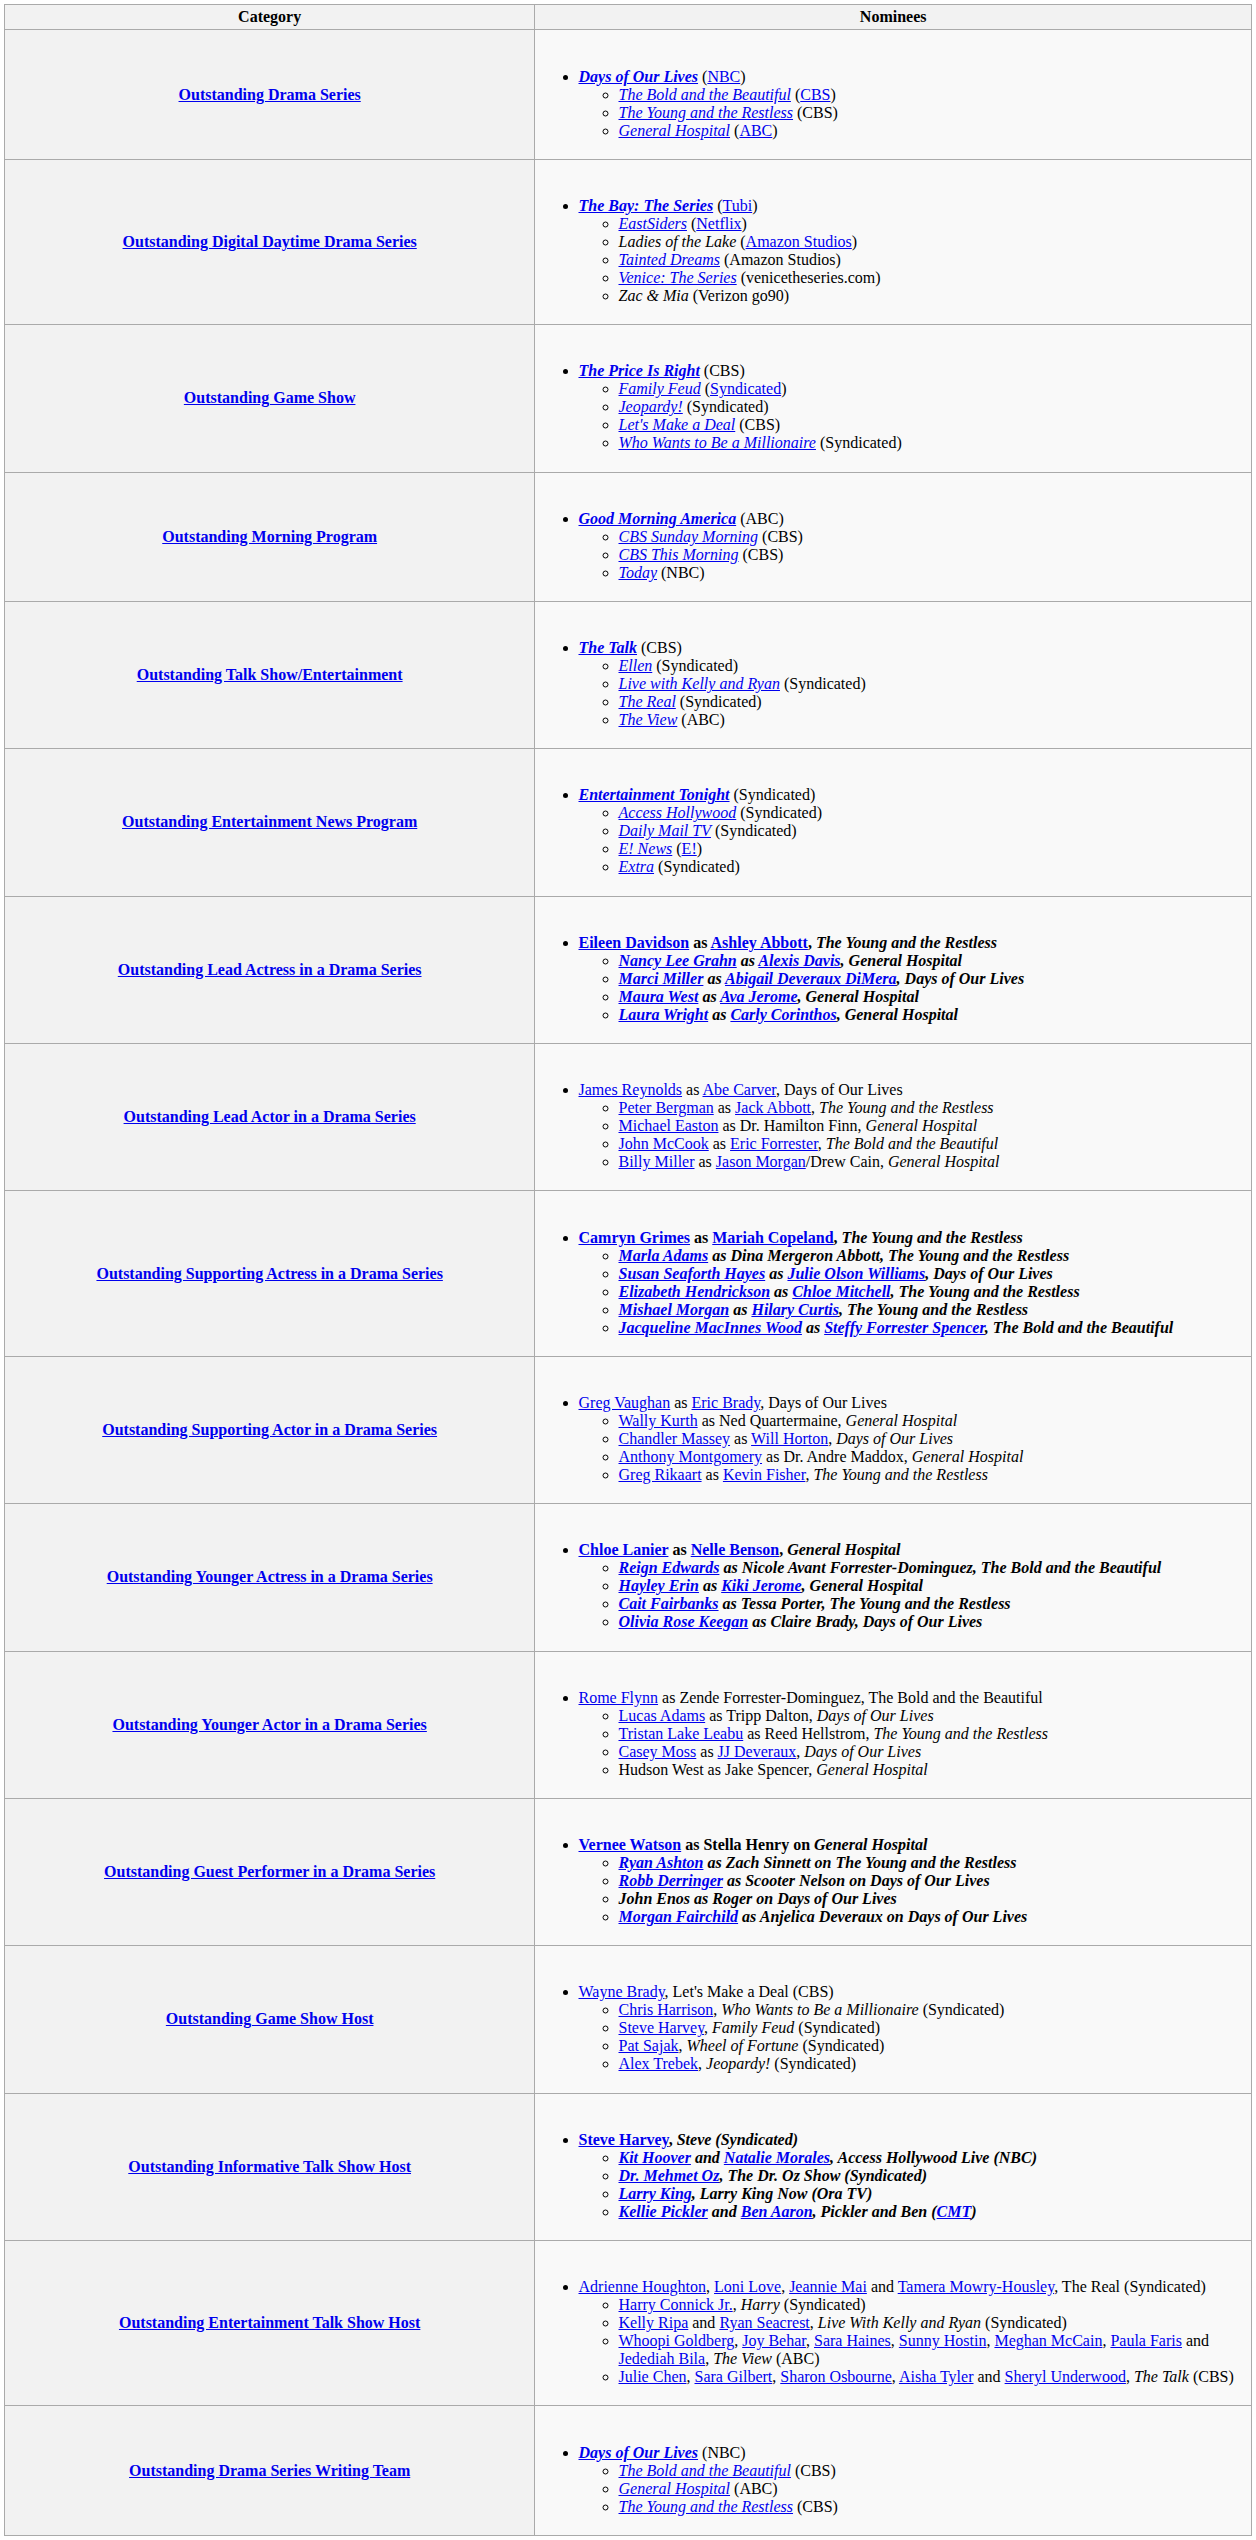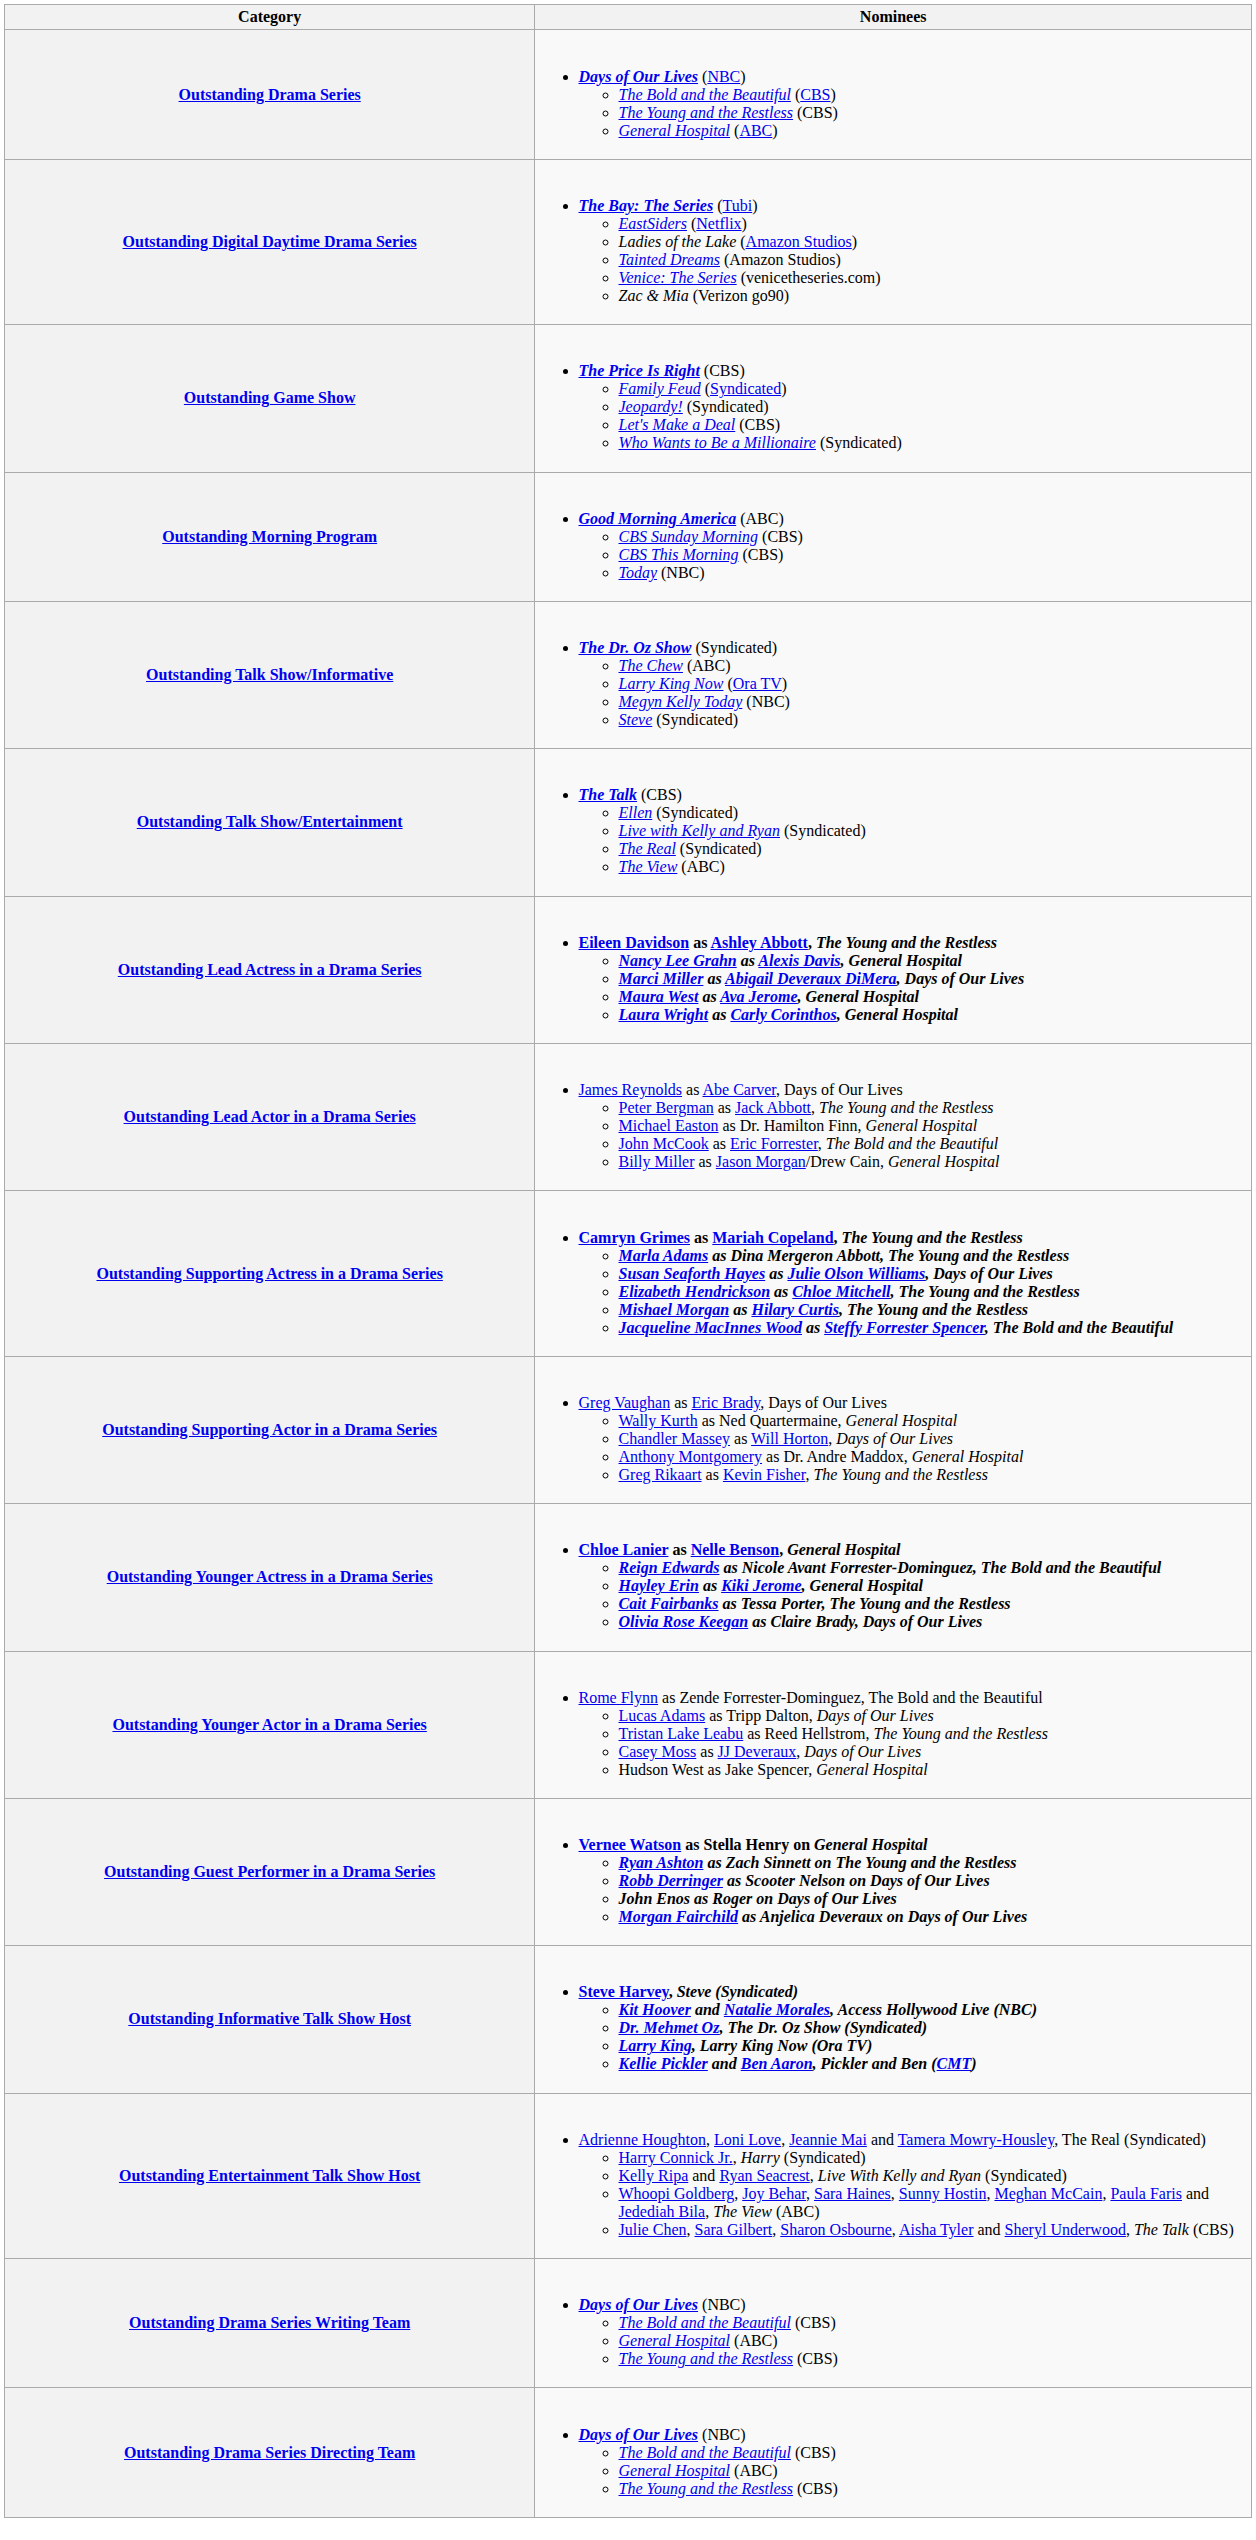+ row: (270, 675)
- row: (270, 822)
- row: (270, 2019)
+ row: (270, 2452)
